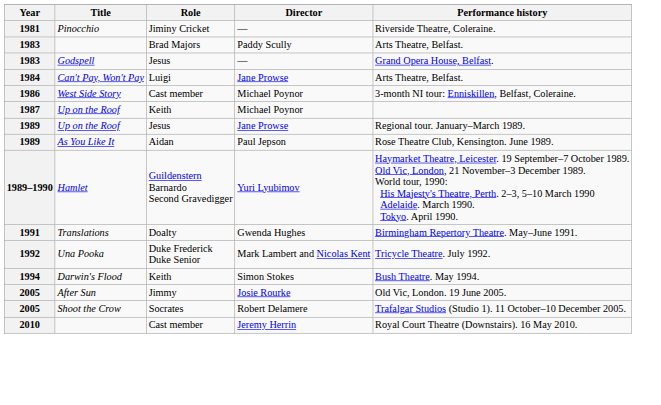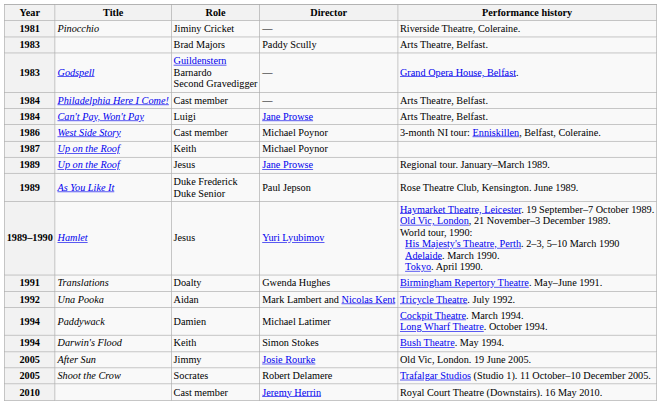(160, 61) Jesus -> (216, 72) Guildenstern Barnardo Second Gravedigger
+ row: (30, 100)
(161, 142) Aidan -> (206, 187) Duke Frederick Duke Senior
(191, 187) Guildenstern Barnardo Second Gravedigger -> (184, 238) Jesus
(181, 254) Duke Frederick Duke Senior -> (186, 299) Aidan
+ row: (30, 321)
